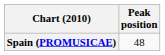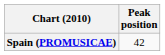(139, 42) 48 -> (139, 42) 42
